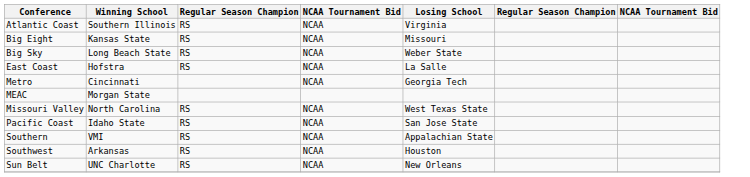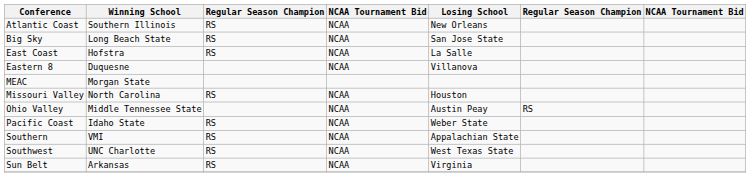(426, 25) Virginia -> (459, 25) New Orleans
- row: (30, 39)
(433, 53) Weber State -> (467, 39) San Jose State
+ row: (30, 67)
- row: (19, 81)
(446, 109) West Texas State -> (449, 95) Houston
+ row: (35, 109)
(441, 123) San Jose State -> (459, 123) Weber State
(109, 151) Arkansas -> (122, 151) UNC Charlotte
(423, 151) Houston -> (472, 151) West Texas State
(122, 165) UNC Charlotte -> (109, 165) Arkansas
(433, 165) New Orleans -> (451, 165) Virginia
